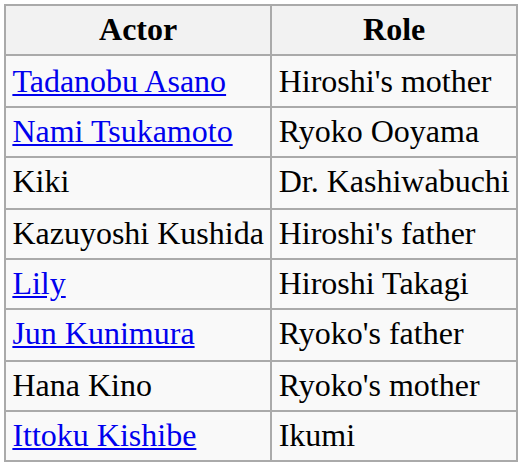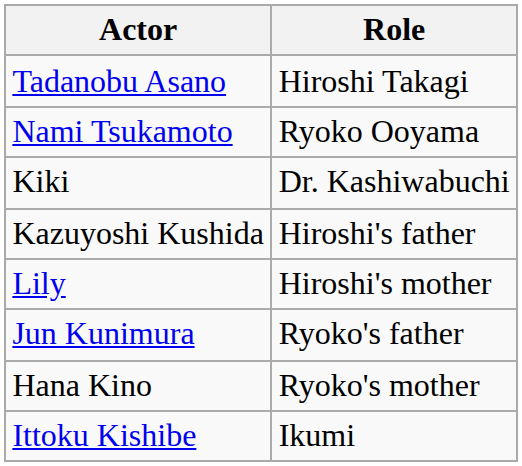(385, 80) Hiroshi's mother -> (374, 80) Hiroshi Takagi
(374, 283) Hiroshi Takagi -> (385, 283) Hiroshi's mother
